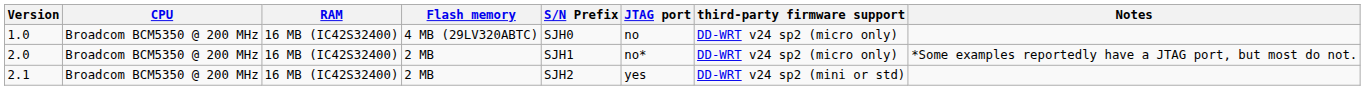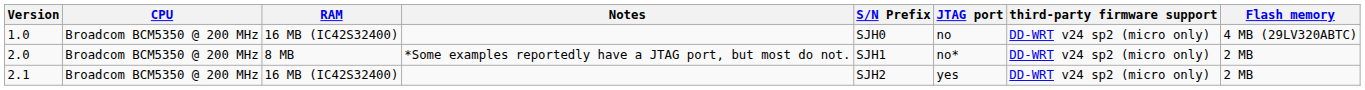columns swapped: (471, 15) <-> (1134, 15)
(331, 55) 16 MB (IC42S32400) -> (279, 55) 8 MB
(801, 75) DD-WRT v24 sp2 (mini or std) -> (1110, 75) DD-WRT v24 sp2 (micro only)
